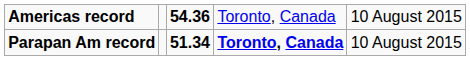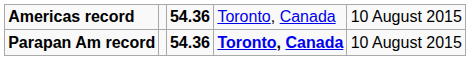(190, 42) 51.34 -> (190, 42) 54.36
